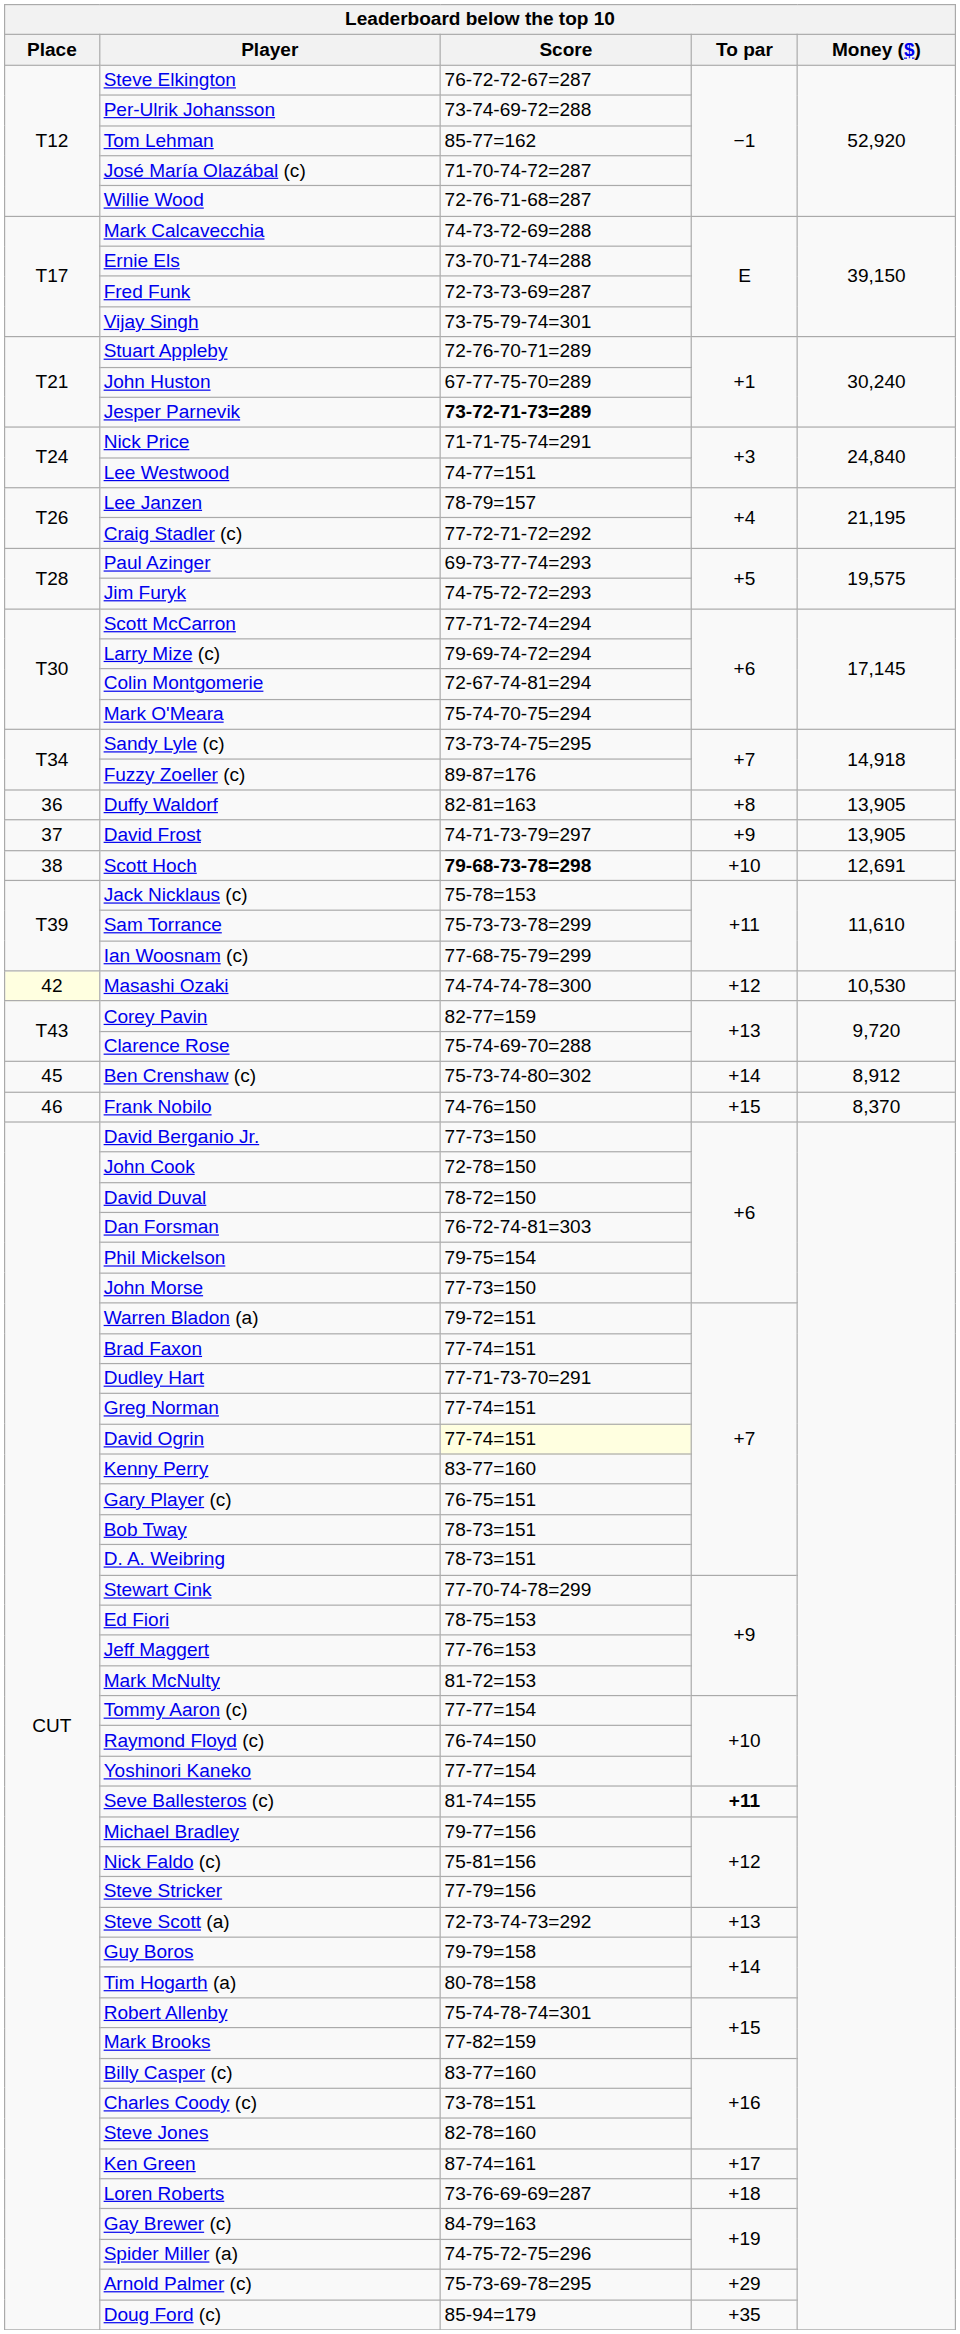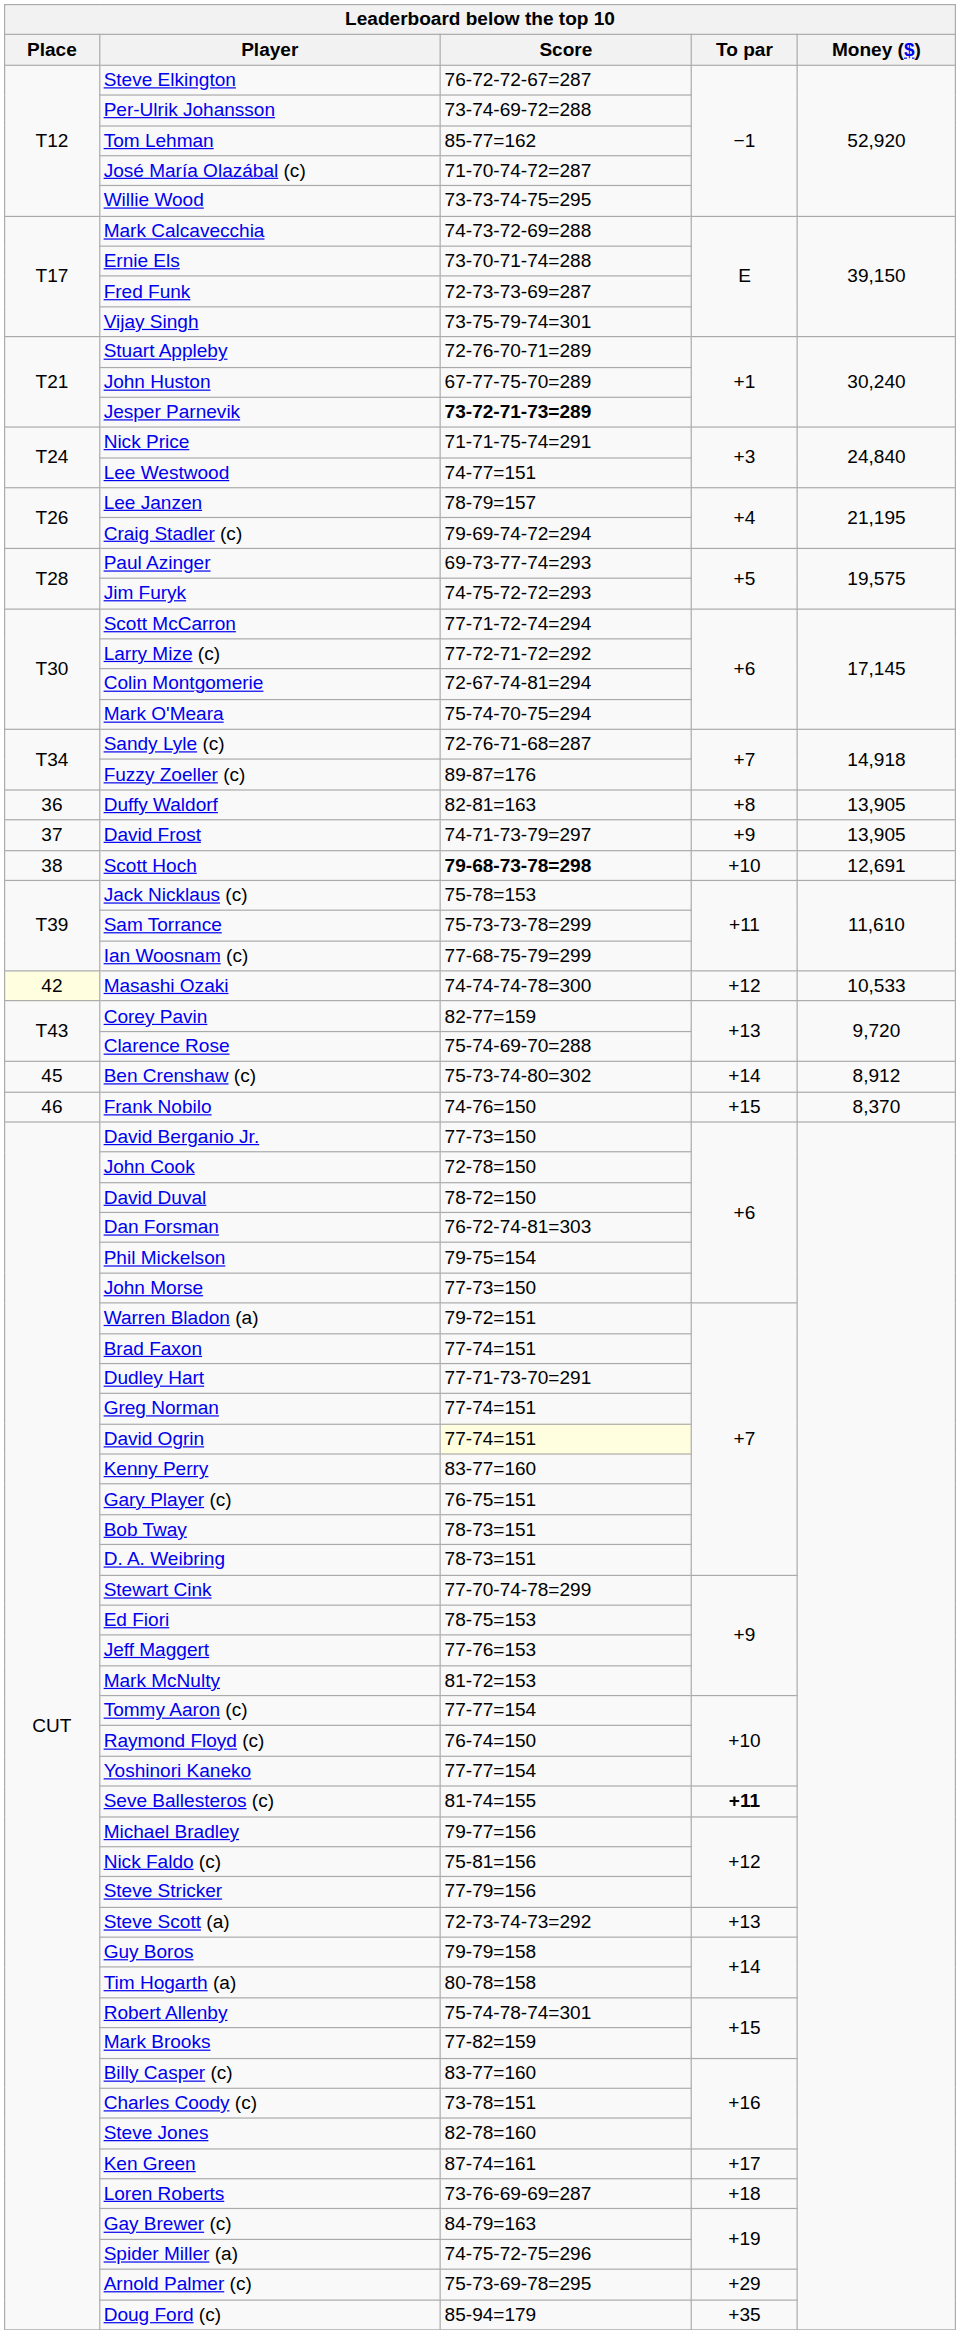(518, 200) 72-76-71-68=287 -> (518, 200) 73-73-74-75=295
(518, 532) 77-72-71-72=292 -> (518, 532) 79-69-74-72=294
(518, 653) 79-69-74-72=294 -> (518, 653) 77-72-71-72=292
(518, 744) 73-73-74-75=295 -> (518, 744) 72-76-71-68=287
(876, 985) 10,530 -> (876, 985) 10,533
